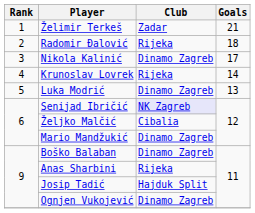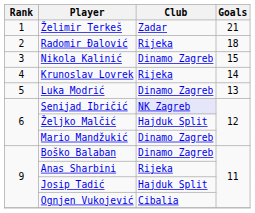(233, 59) 17 -> (233, 59) 15
(158, 122) Cibalia -> (173, 122) Hajduk Split
(176, 200) Dinamo Zagreb -> (158, 200) Cibalia
